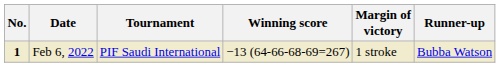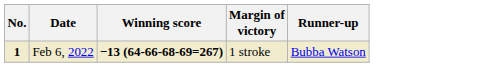- column: (160, 22)
(288, 51) normal -> (161, 51) bold
